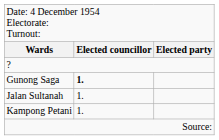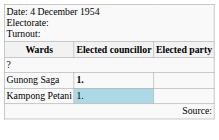- row: (35, 96)
(80, 111) no background -> (80, 96) lightblue background
